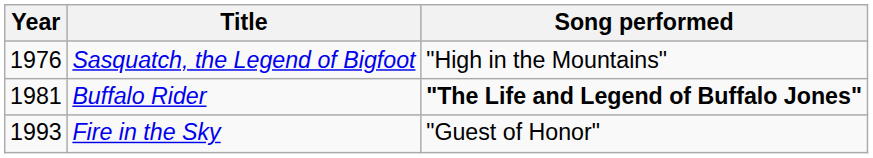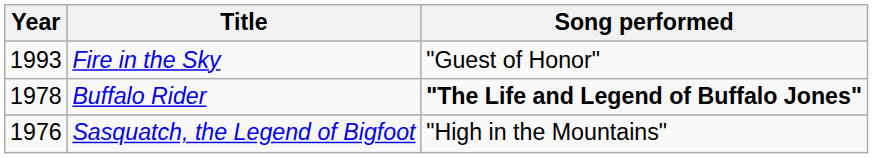rows swapped: (244, 59) <-> (147, 133)
(36, 96) 1981 -> (36, 96) 1978
